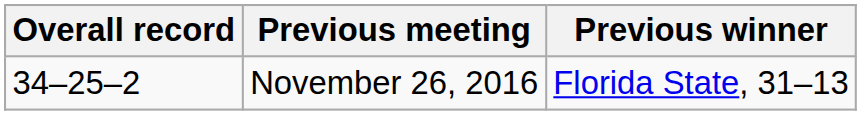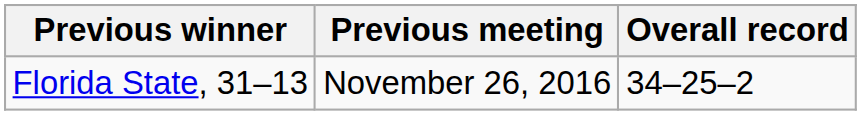columns swapped: (124, 30) <-> (701, 30)
